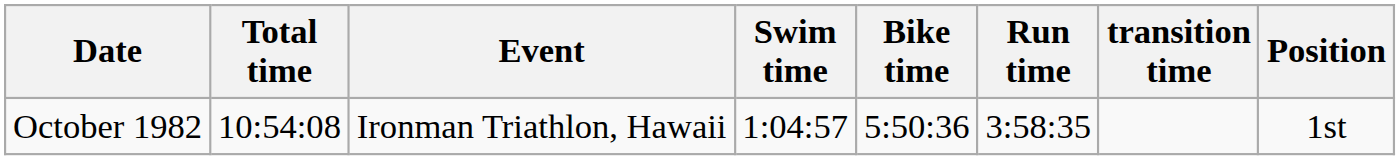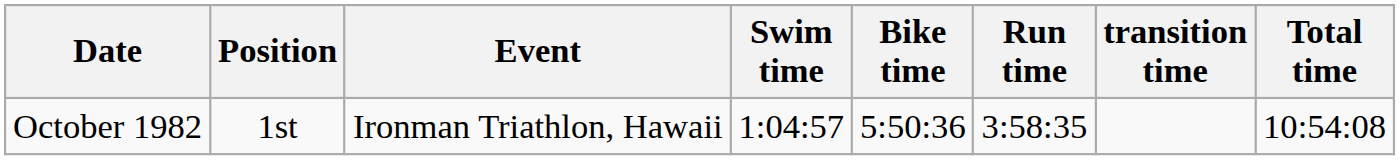columns swapped: (1326, 51) <-> (279, 51)
